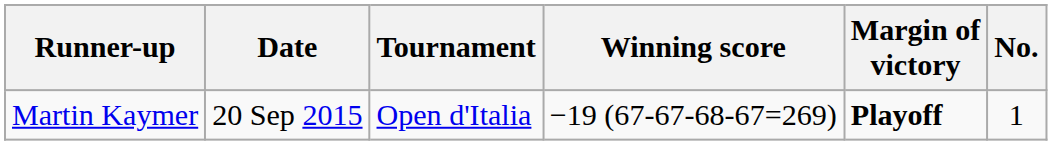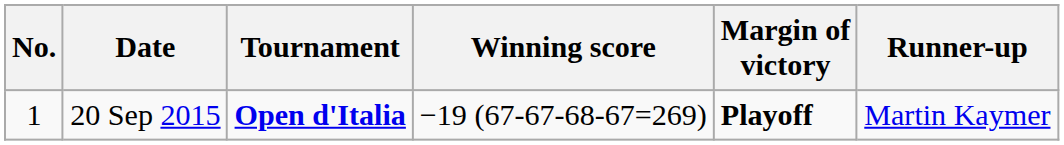columns swapped: (1016, 47) <-> (105, 47)
(454, 114) normal -> (320, 114) bold
